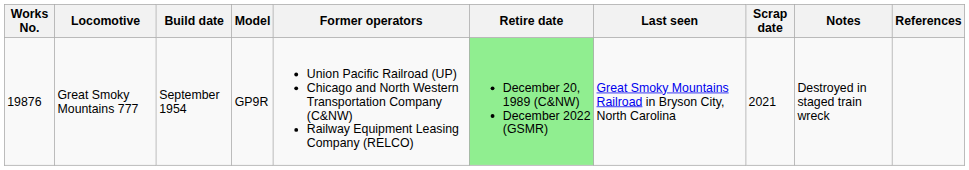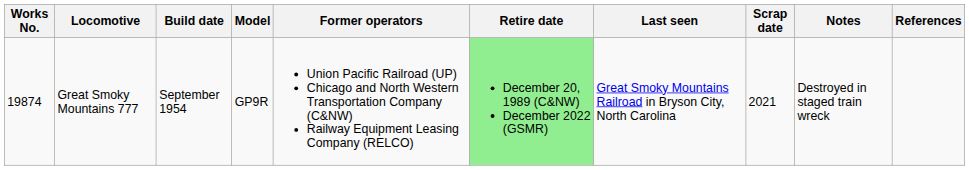(24, 101) 19876 -> (24, 101) 19874
